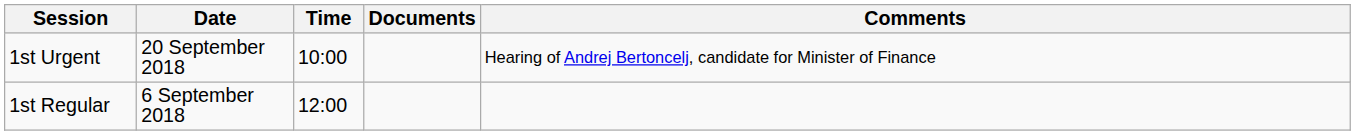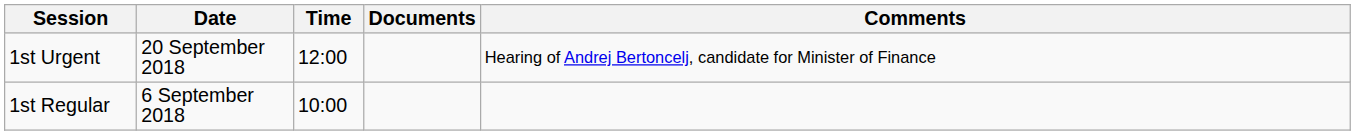(323, 57) 10:00 -> (323, 57) 12:00
(323, 105) 12:00 -> (323, 105) 10:00
